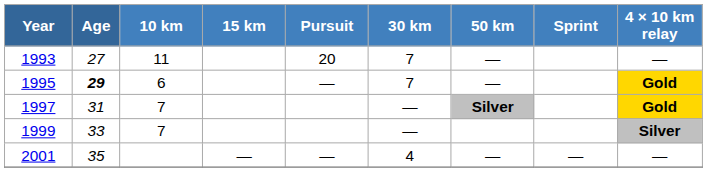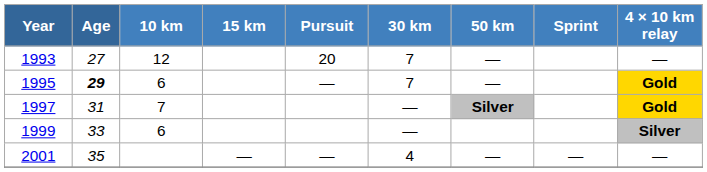(161, 58) 11 -> (161, 58) 12
(161, 131) 7 -> (161, 131) 6
